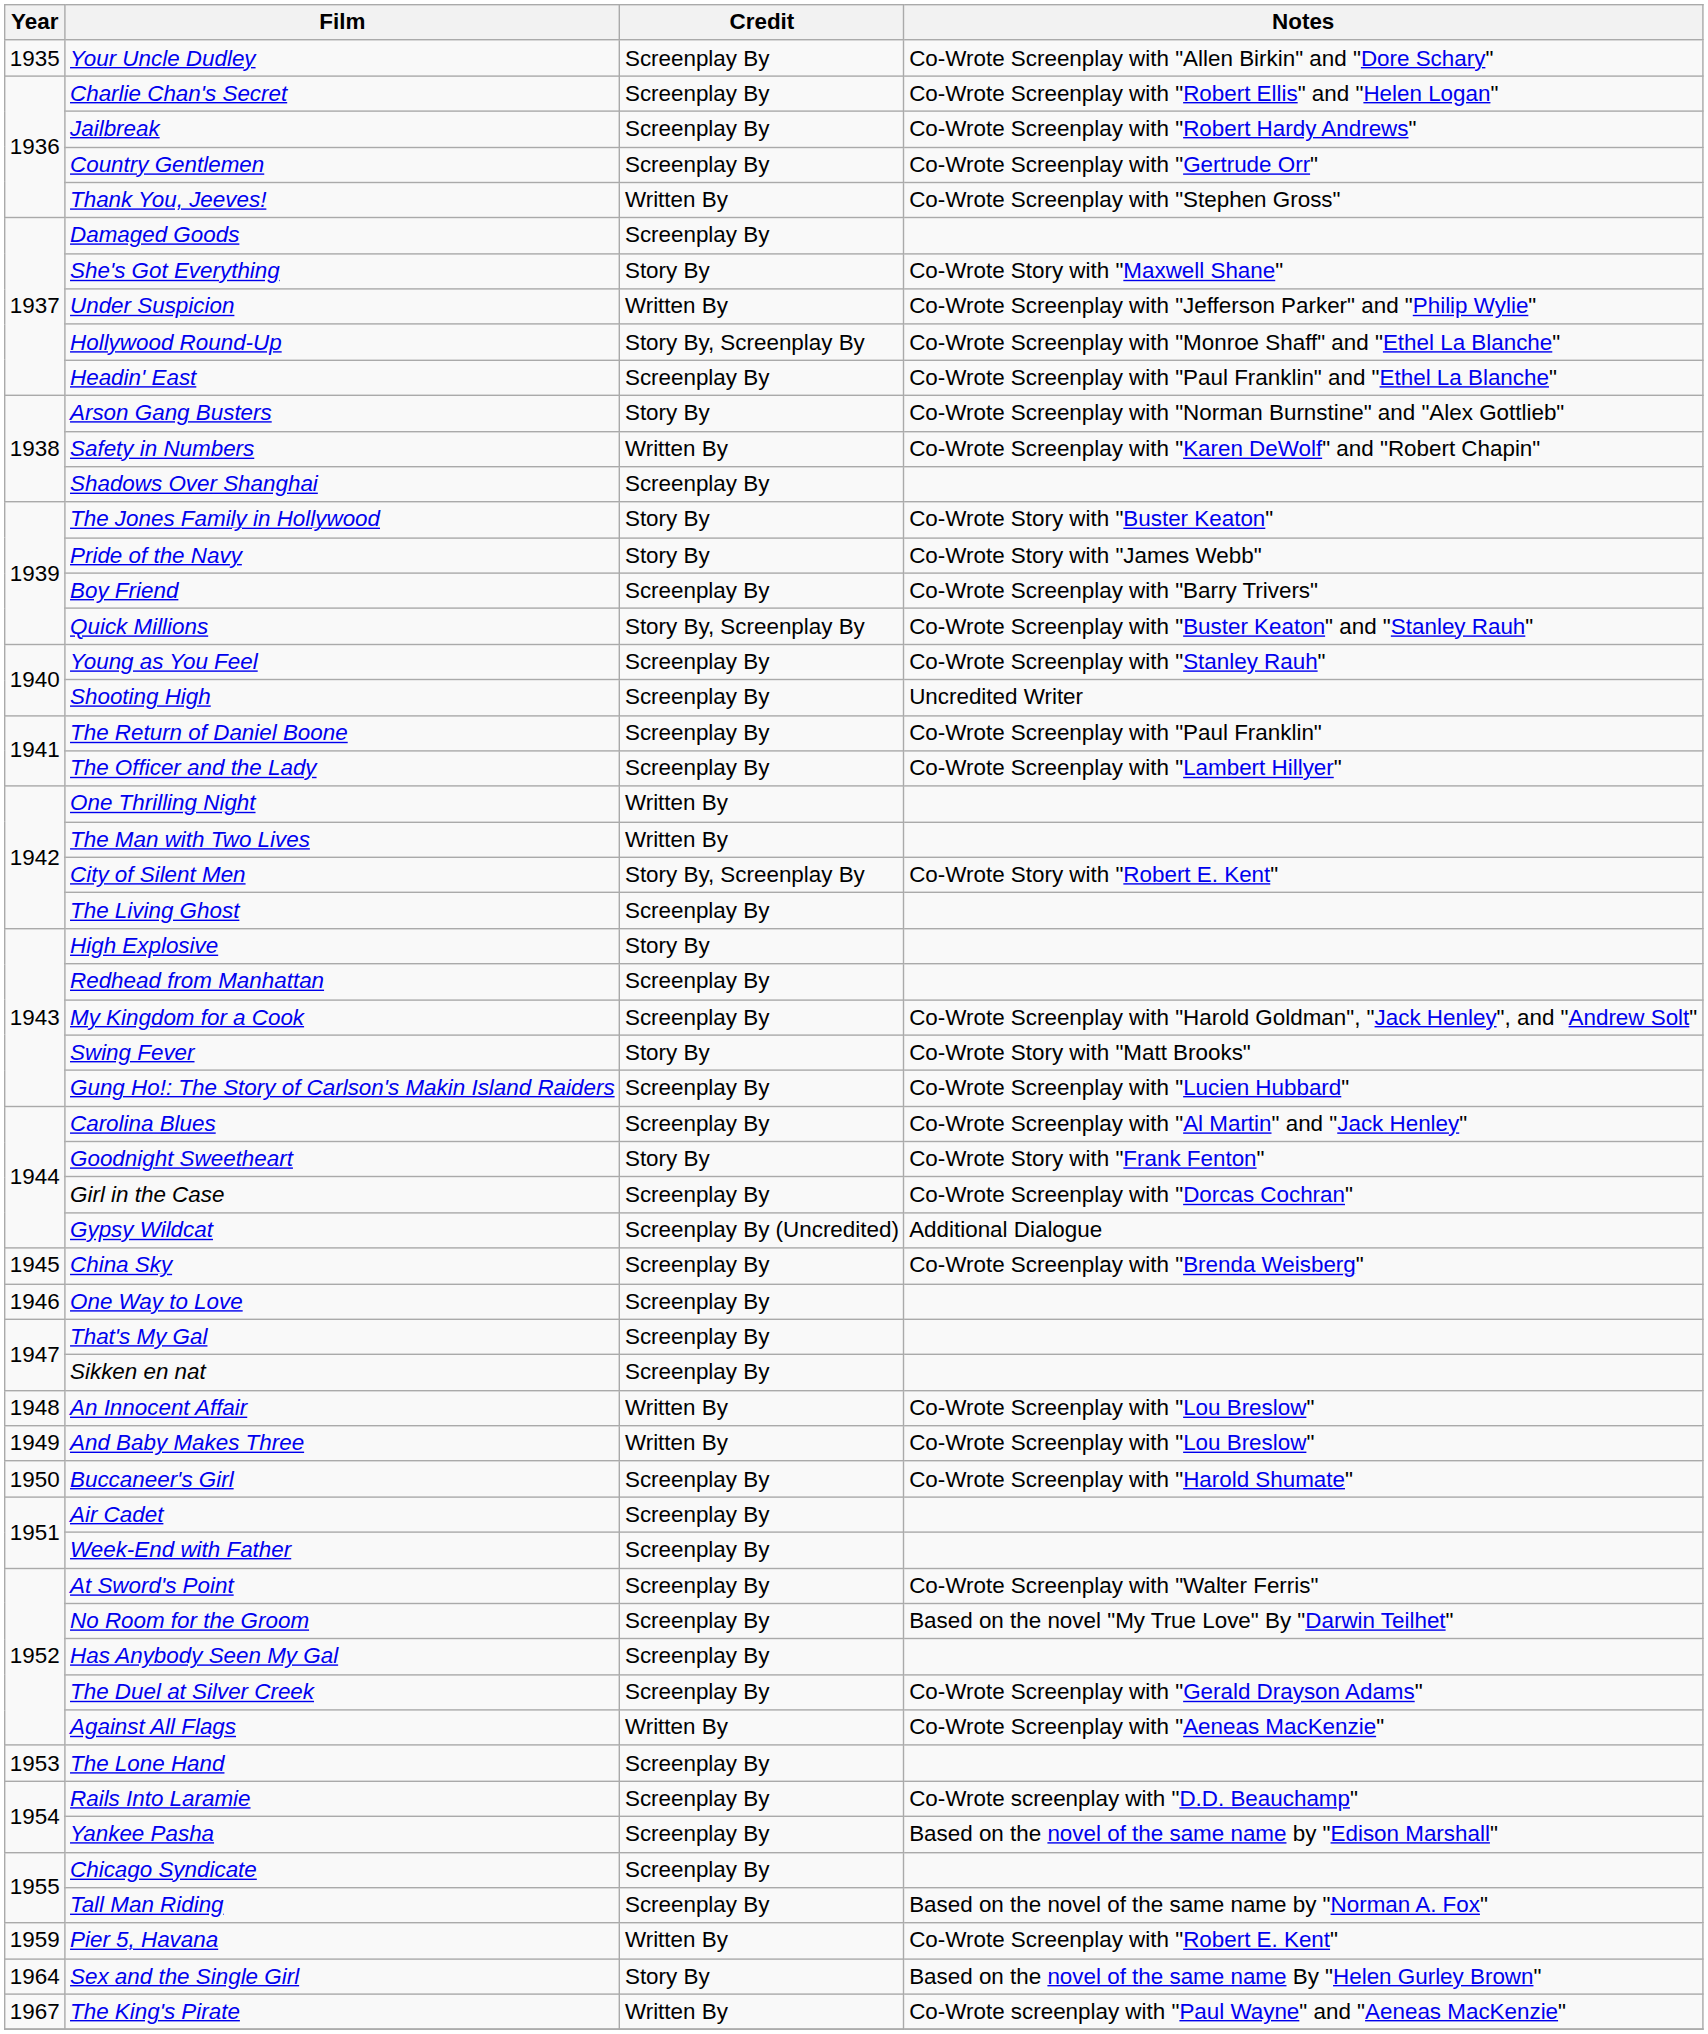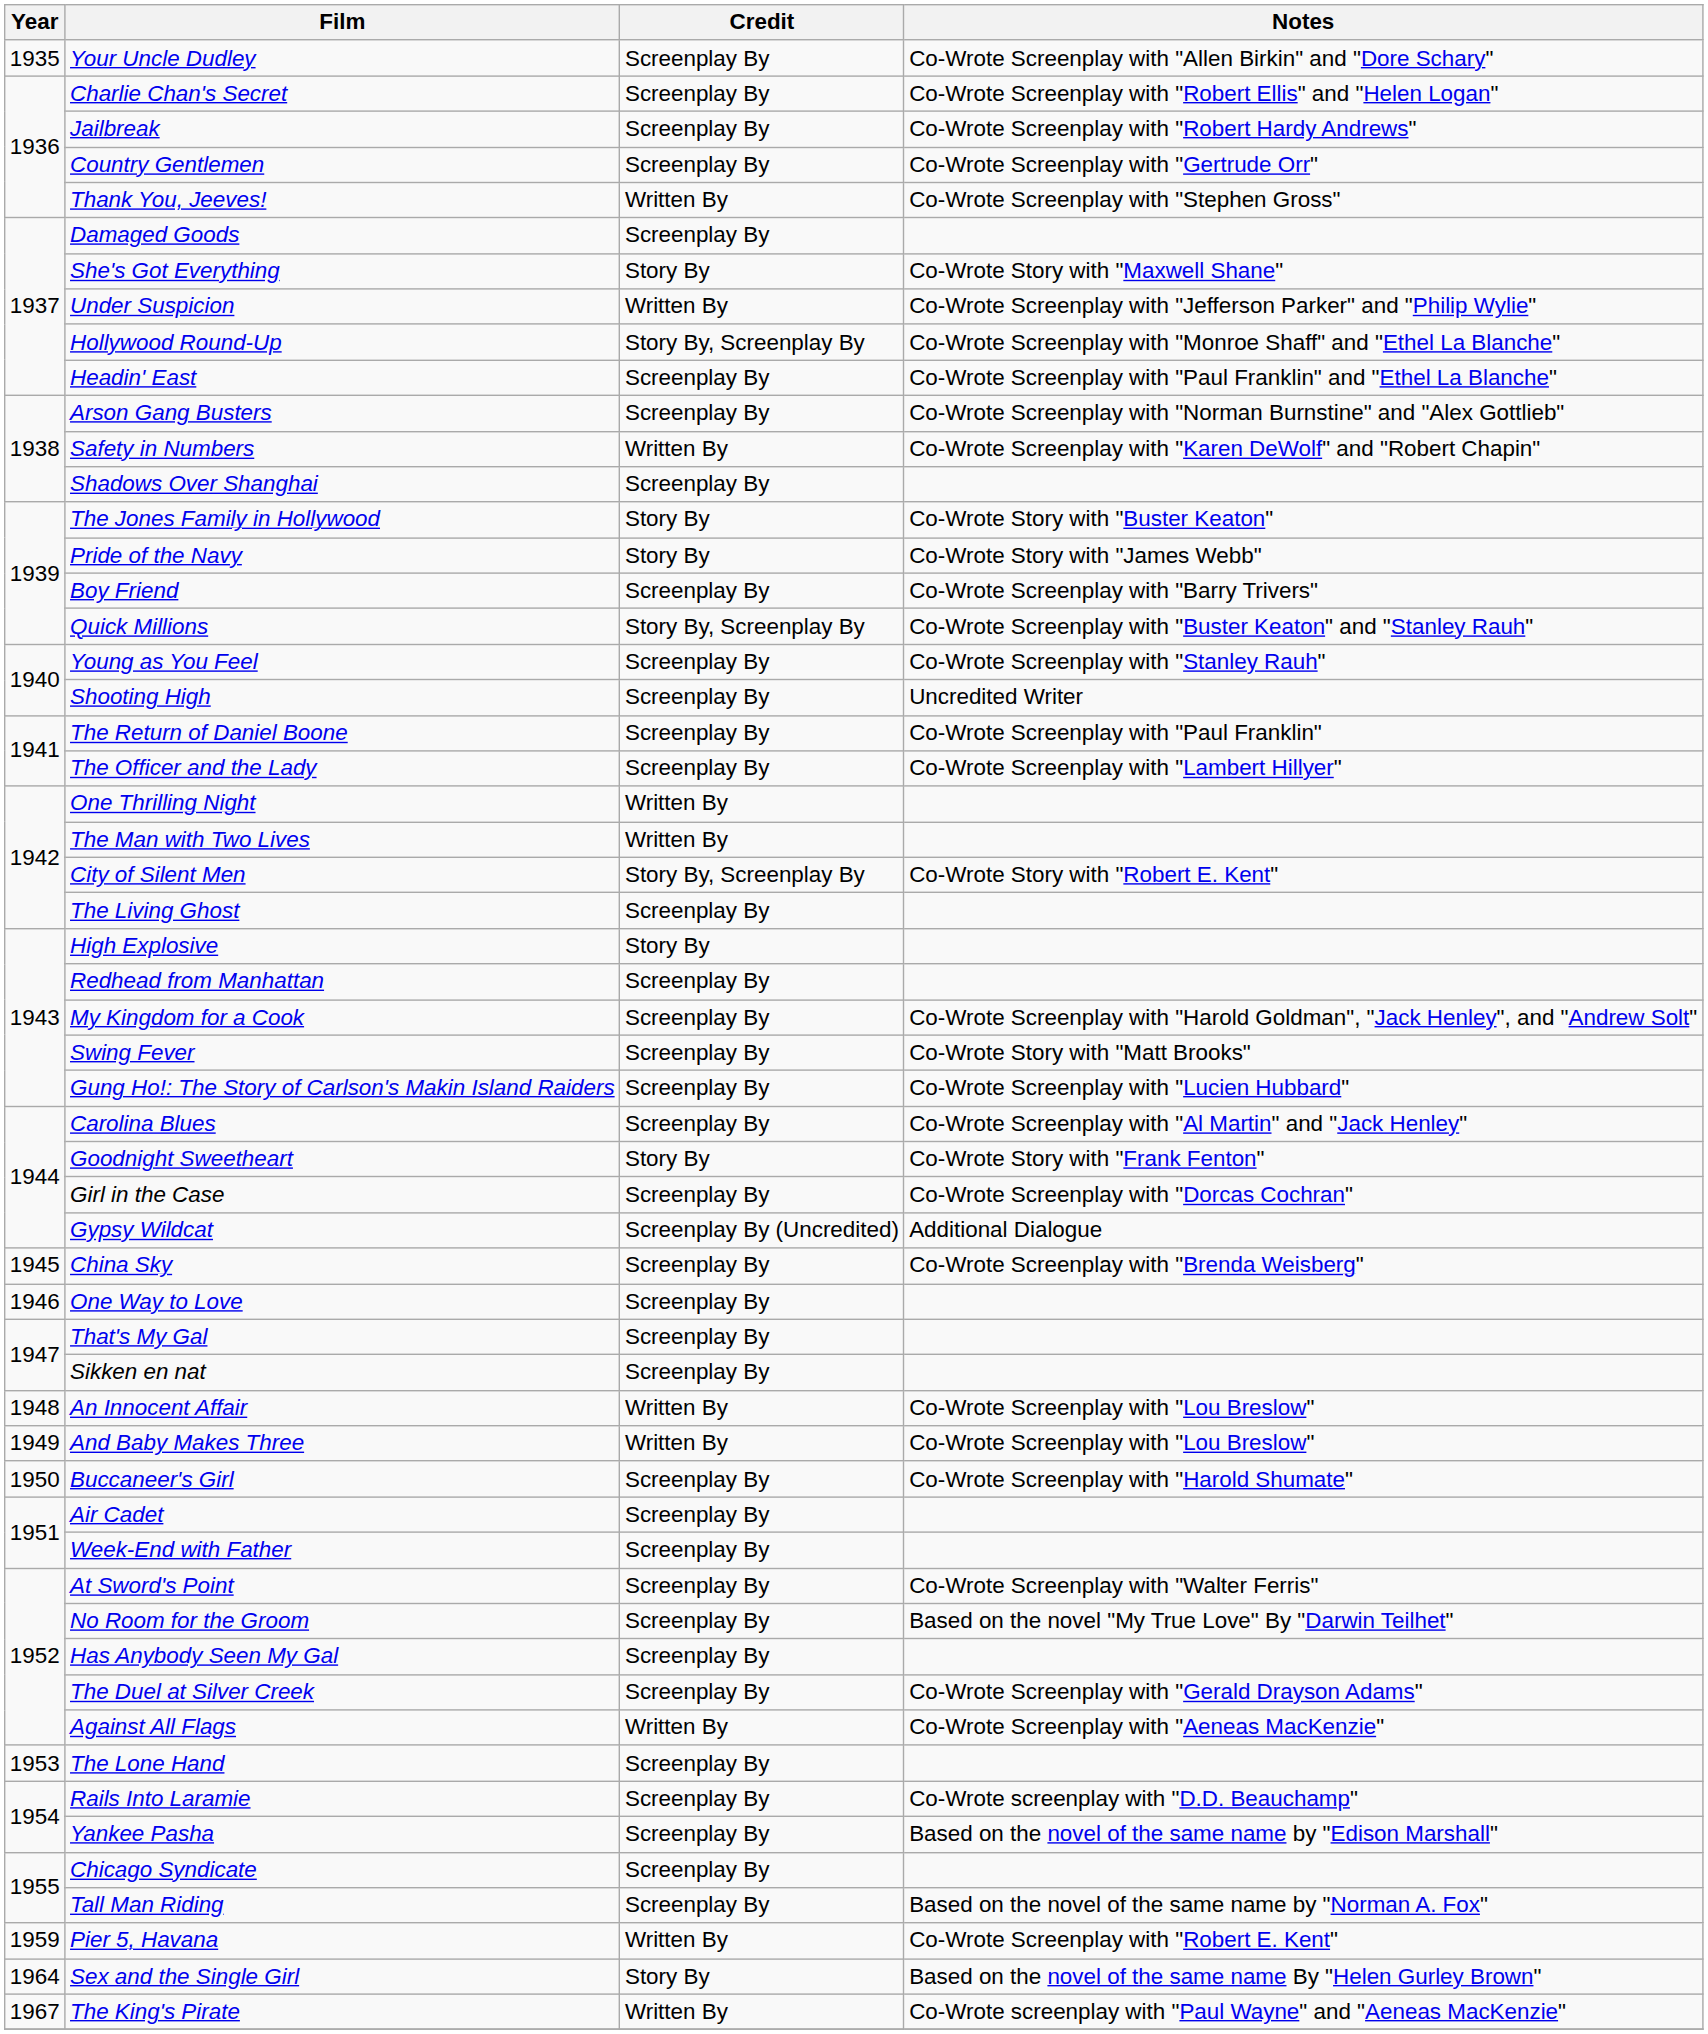(667, 413) Story By -> (697, 413) Screenplay By
(667, 1052) Story By -> (697, 1052) Screenplay By
